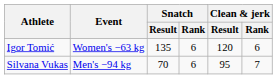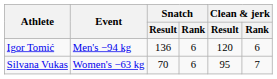(109, 47) Women's −63 kg -> (102, 47) Men's −94 kg
(163, 47) 135 -> (163, 47) 136
(102, 65) Men's −94 kg -> (109, 65) Women's −63 kg
